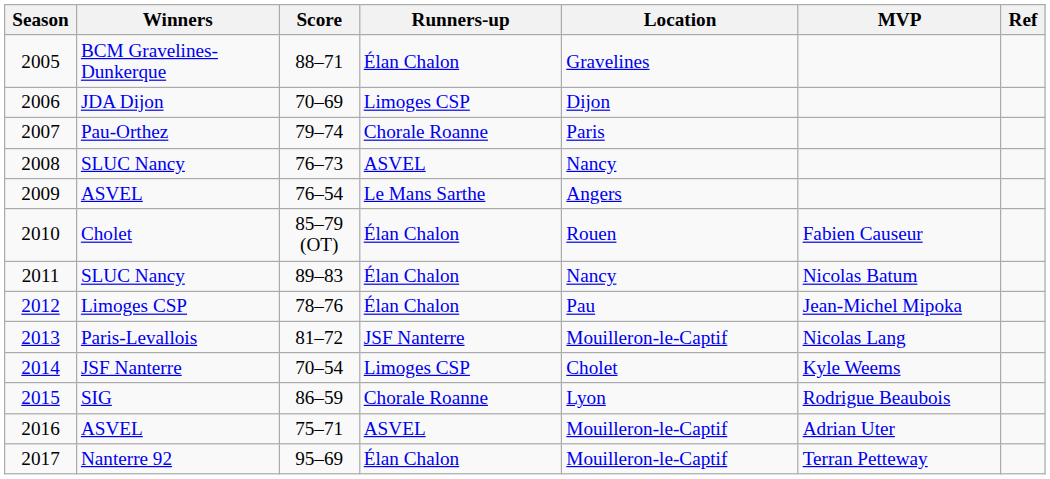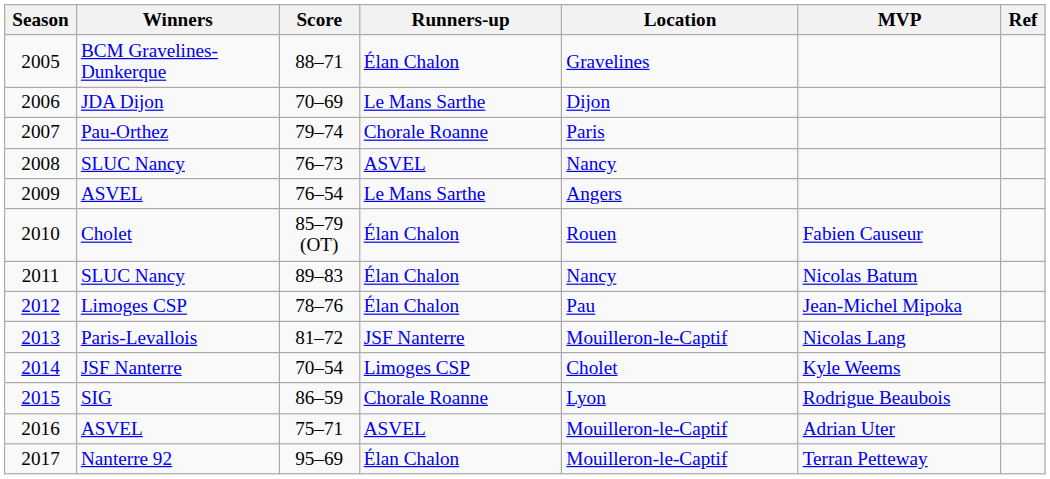(417, 102) Limoges CSP -> (425, 102) Le Mans Sarthe
